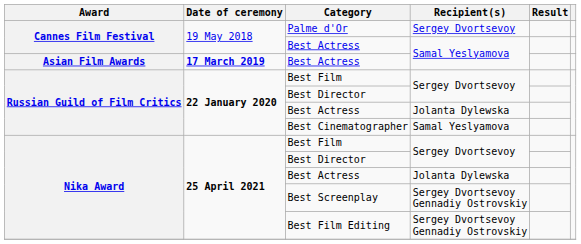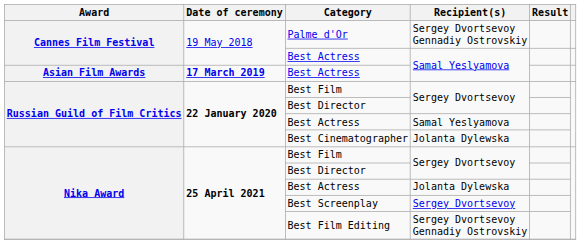(464, 29) Sergey Dvortsevoy -> (470, 35) Sergey Dvortsevoy Gennadiy Ostrovskiy
(461, 110) Jolanta Dylewska -> (461, 122) Samal Yeslyamova
(461, 127) Samal Yeslyamova -> (461, 138) Jolanta Dylewska
(470, 198) Sergey Dvortsevoy Gennadiy Ostrovskiy -> (464, 204) Sergey Dvortsevoy
